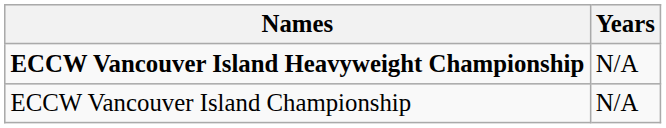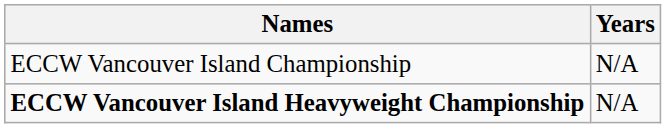rows swapped: (211, 102) <-> (297, 63)
